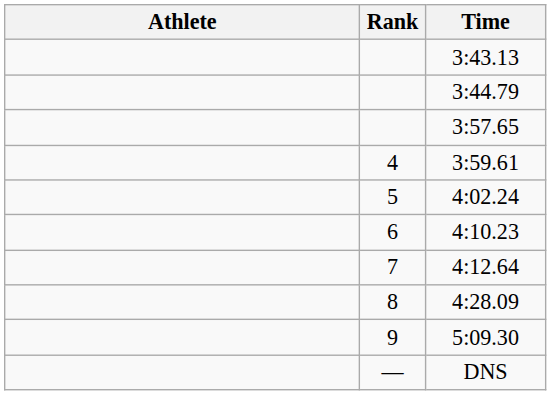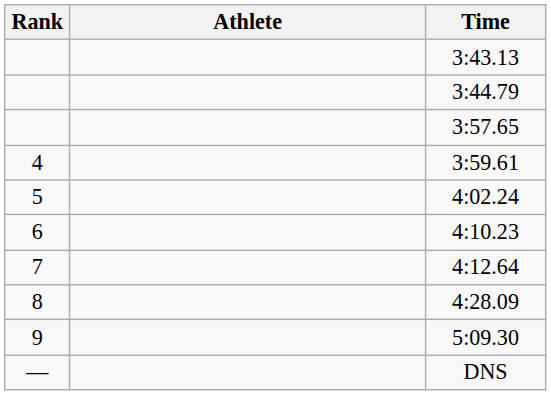columns swapped: (393, 22) <-> (182, 22)
